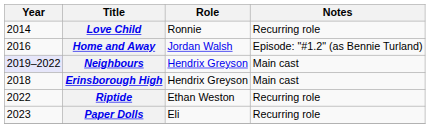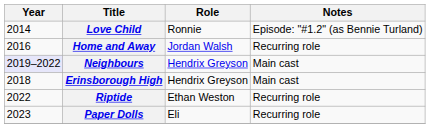(286, 30) Recurring role -> (338, 30) Episode: "#1.2" (as Bennie Turland)
(338, 47) Episode: "#1.2" (as Bennie Turland) -> (286, 47) Recurring role
